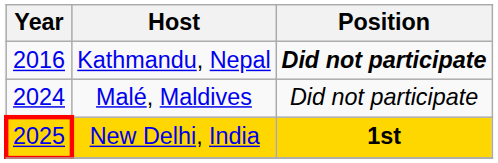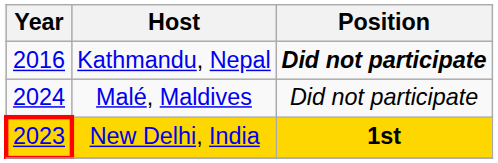(39, 137) 2025 -> (39, 137) 2023
